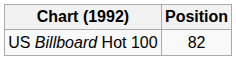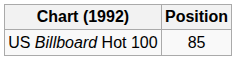(197, 42) 82 -> (197, 42) 85
